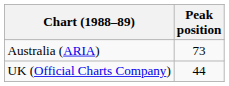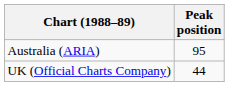(199, 50) 73 -> (199, 50) 95
